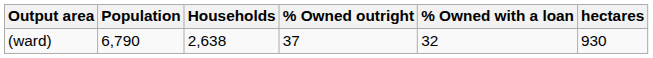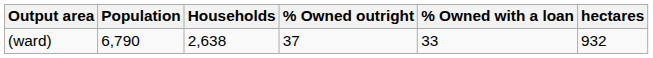(430, 41) 32 -> (430, 41) 33
(594, 41) 930 -> (594, 41) 932
